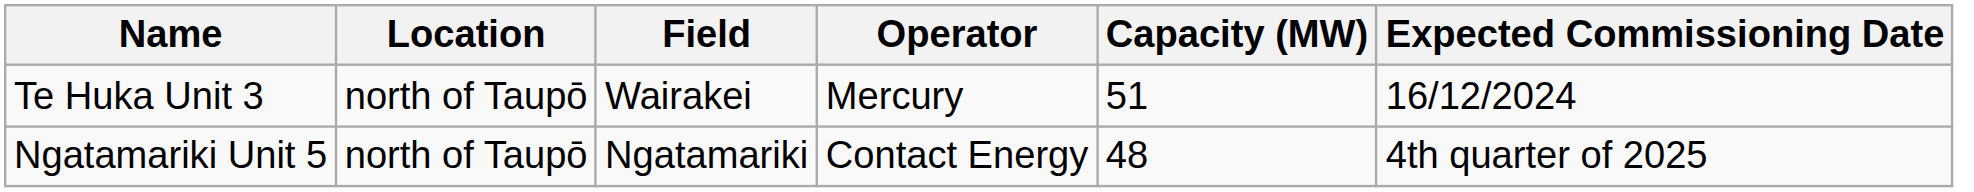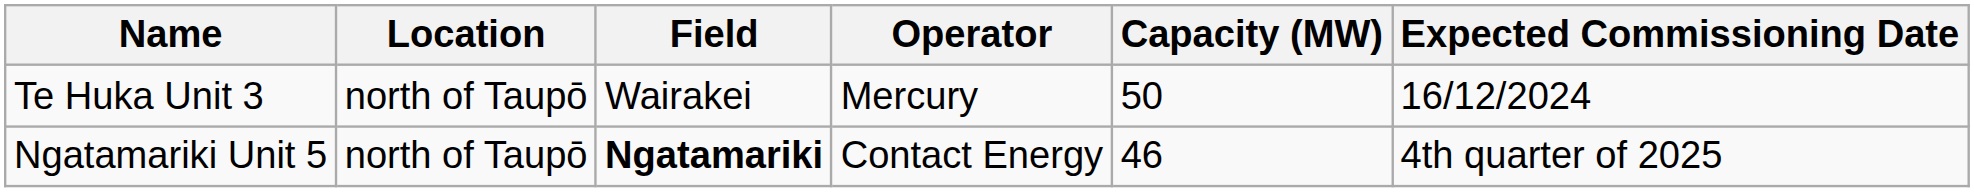(1127, 95) 51 -> (1142, 95) 50
(707, 155) normal -> (714, 155) bold
(1127, 155) 48 -> (1142, 155) 46
